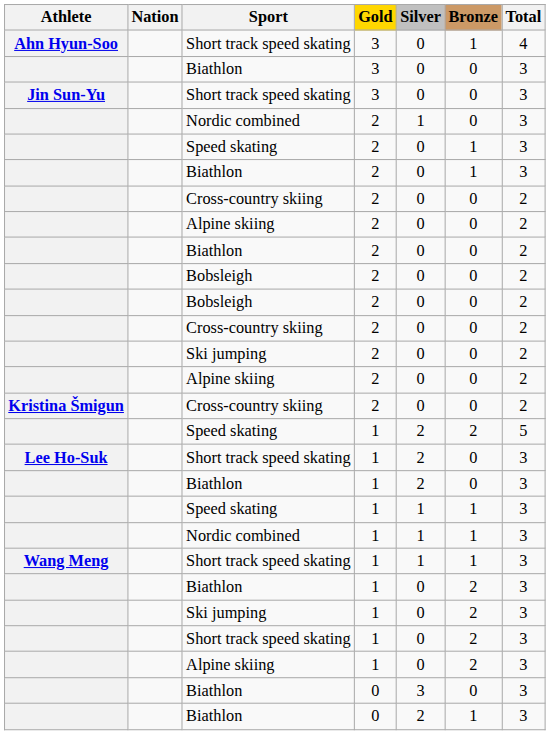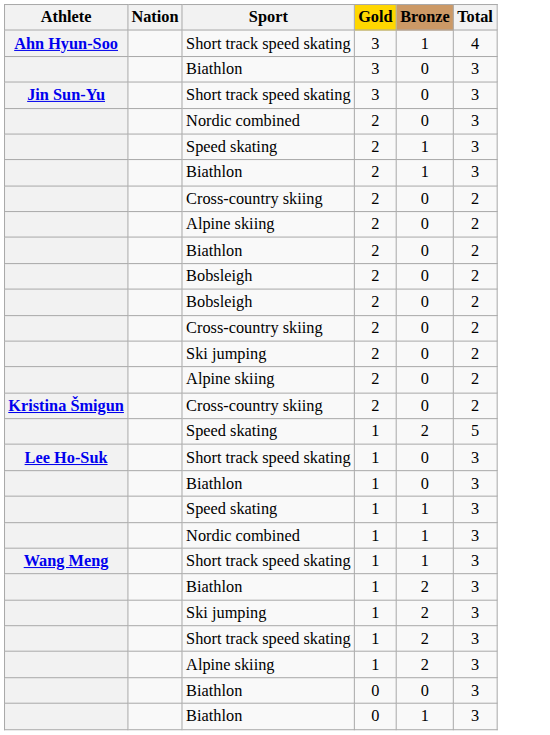- column: (421, 17)
